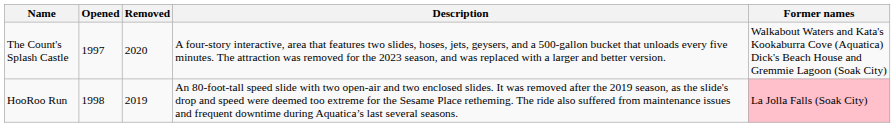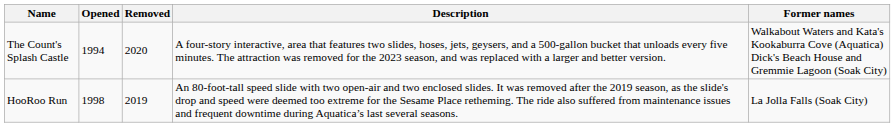(93, 50) 1997 -> (93, 50) 1994
(809, 100) pink background -> (809, 100) no background
